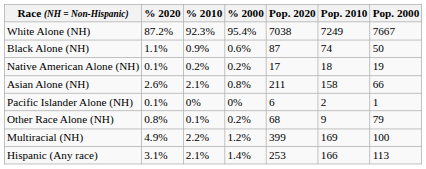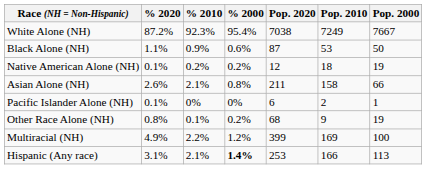(326, 48) 74 -> (326, 48) 53
(275, 66) 17 -> (275, 66) 12
(378, 119) 79 -> (378, 119) 19
(239, 155) normal -> (240, 155) bold
